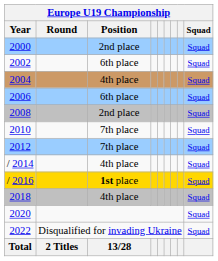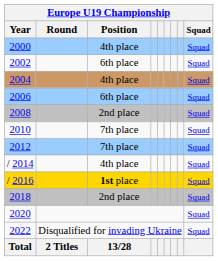(119, 46) 2nd place -> (119, 46) 4th place
(119, 197) 4th place -> (119, 197) 2nd place
